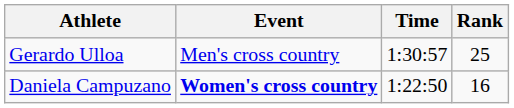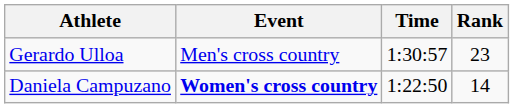(480, 54) 25 -> (480, 54) 23
(480, 86) 16 -> (480, 86) 14
